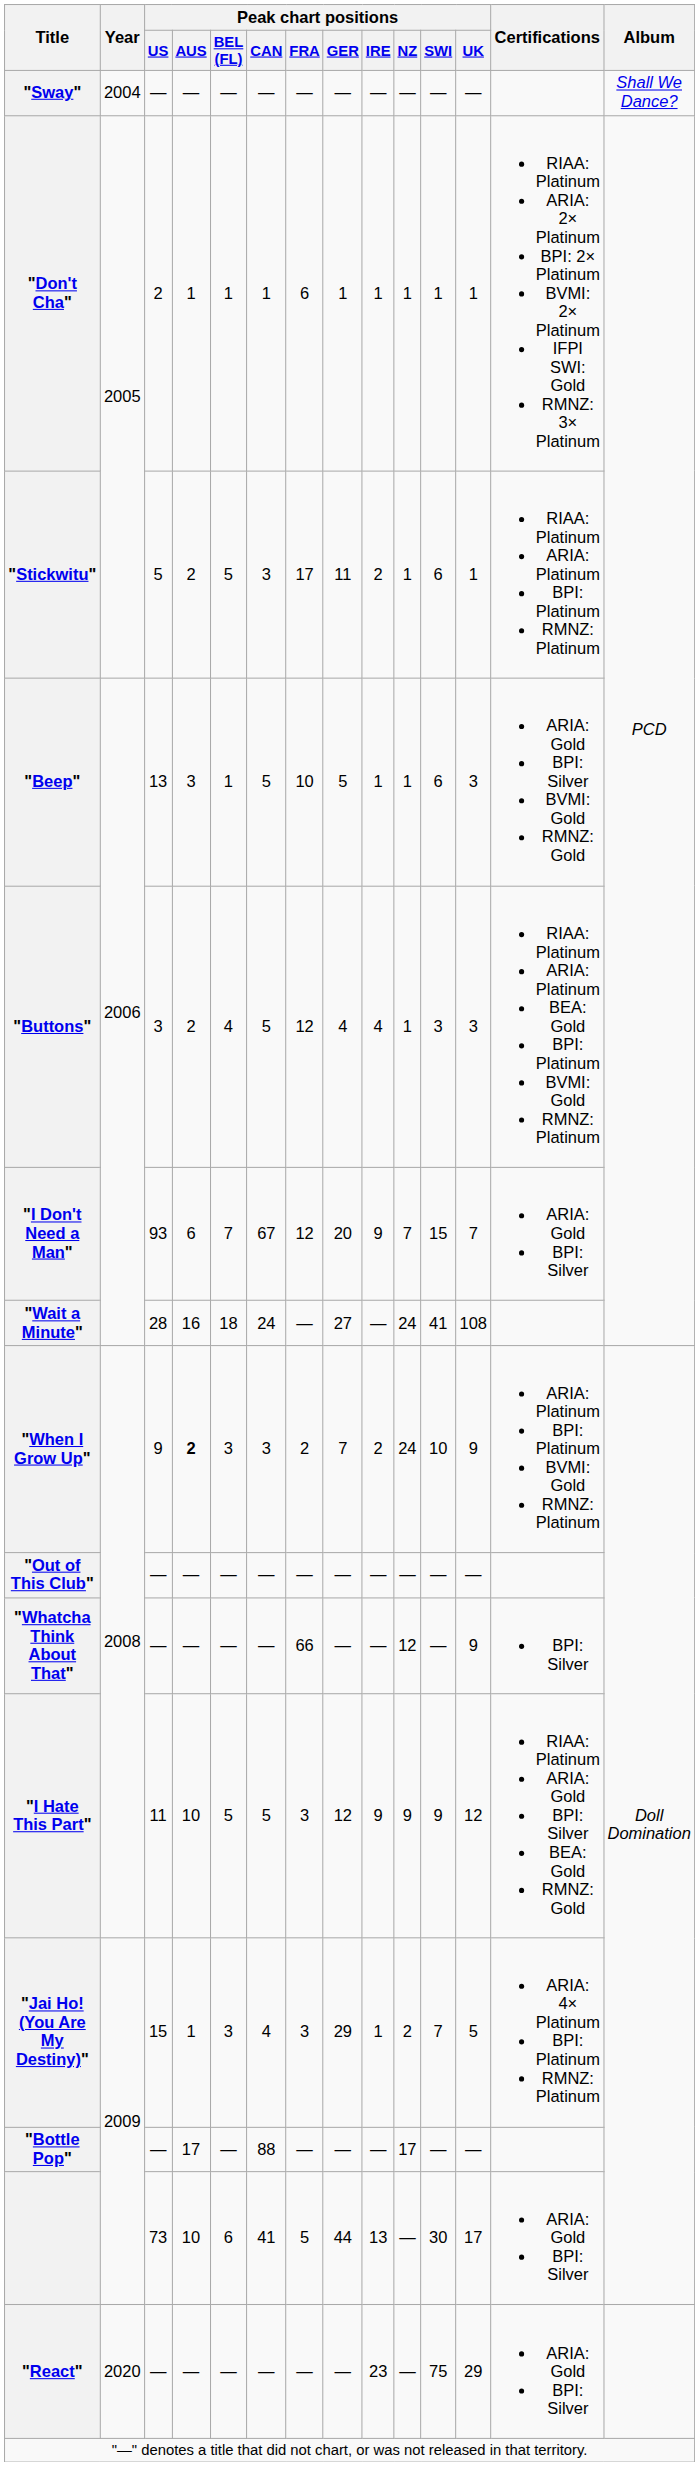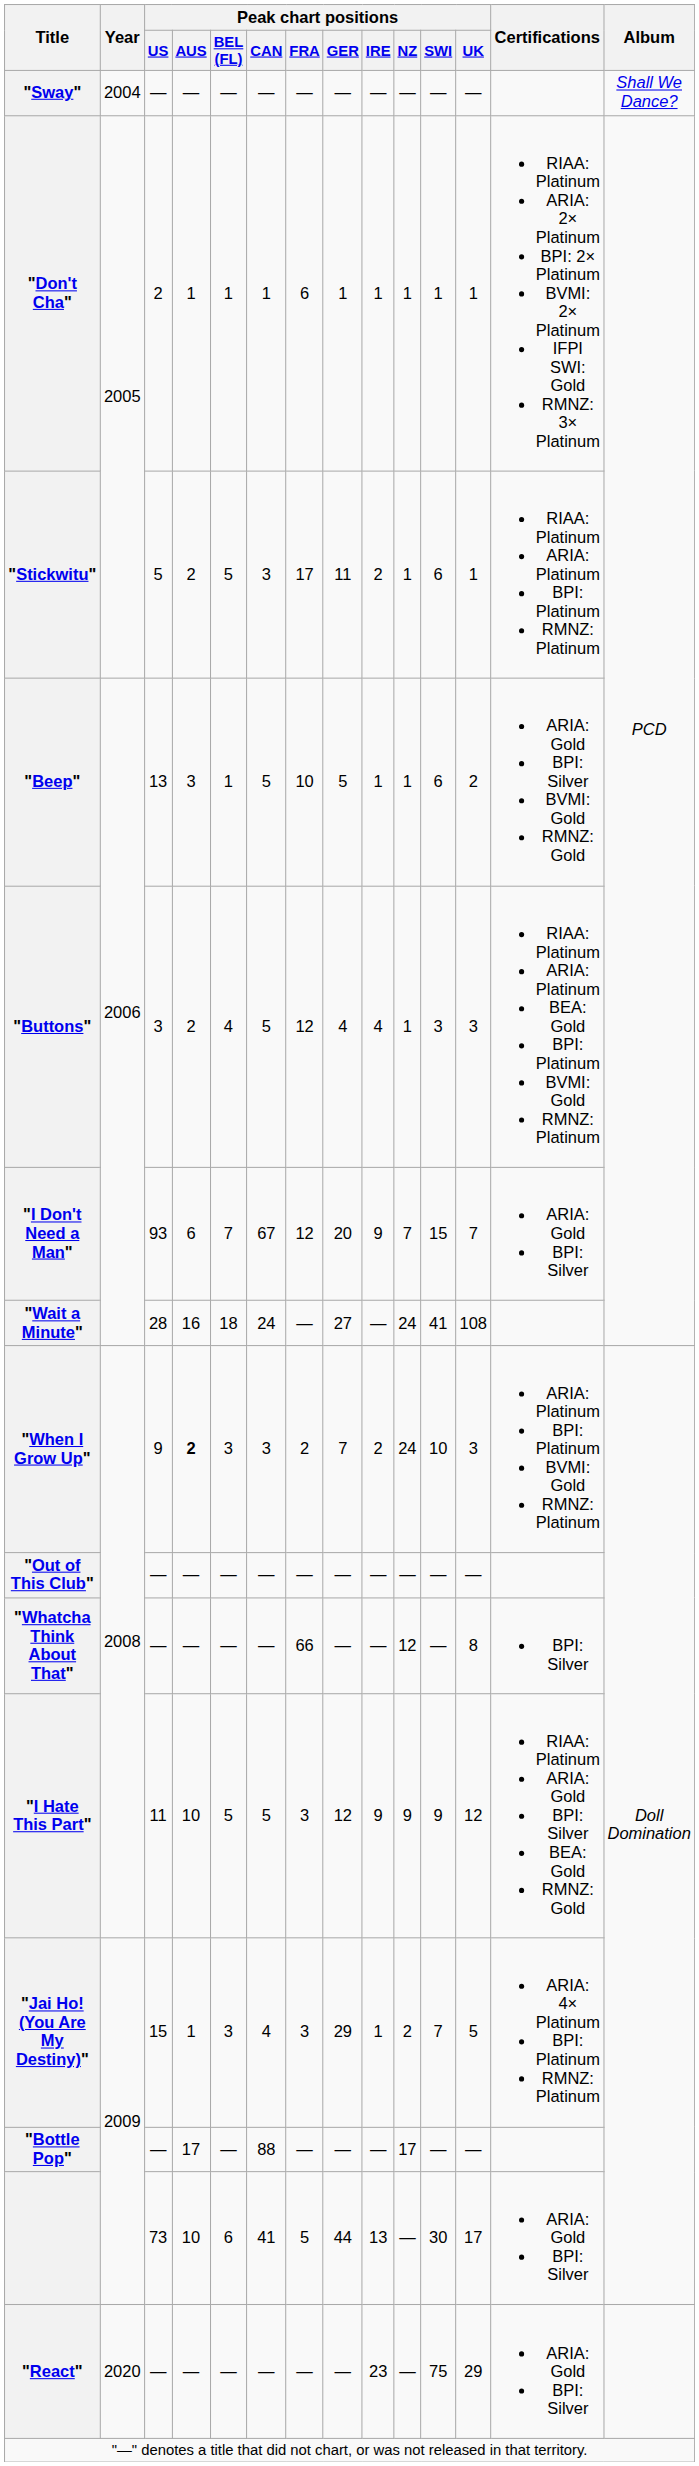(473, 782) 3 -> (473, 782) 2
(473, 1449) 9 -> (473, 1449) 3
(473, 1645) 9 -> (473, 1645) 8
